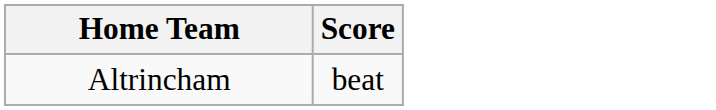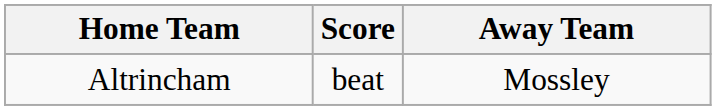+ column: (556, 29)
